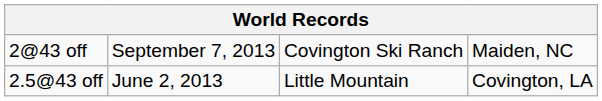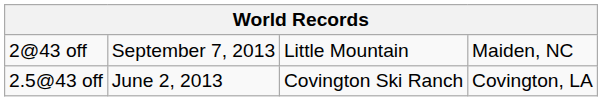(374, 50) Covington Ski Ranch -> (346, 50) Little Mountain
(346, 80) Little Mountain -> (374, 80) Covington Ski Ranch
